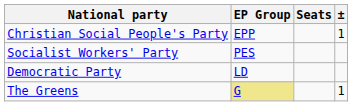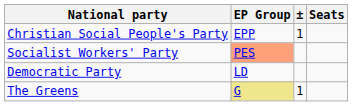columns swapped: (314, 14) <-> (341, 14)
(244, 53) no background -> (244, 53) lightsalmon background
